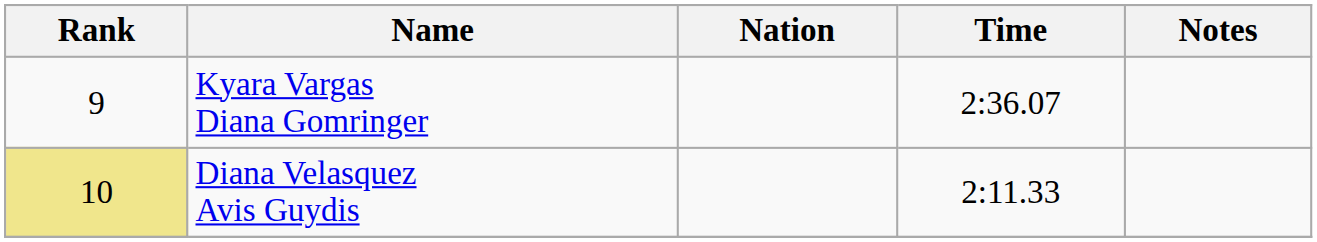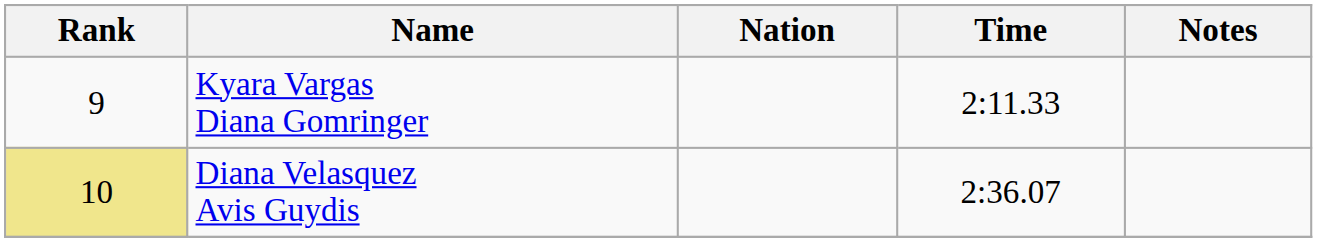(1011, 101) 2:36.07 -> (1011, 101) 2:11.33
(1011, 191) 2:11.33 -> (1011, 191) 2:36.07
